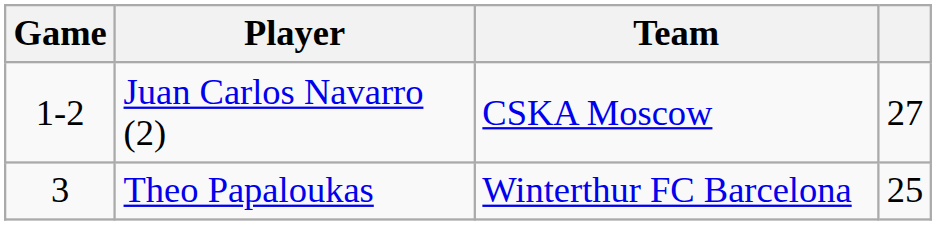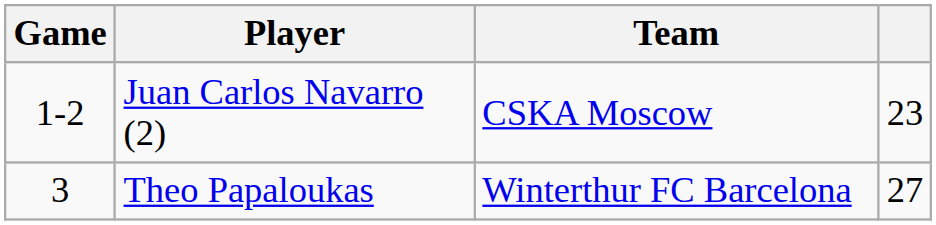(905, 111) 27 -> (905, 111) 23
(905, 190) 25 -> (905, 190) 27
